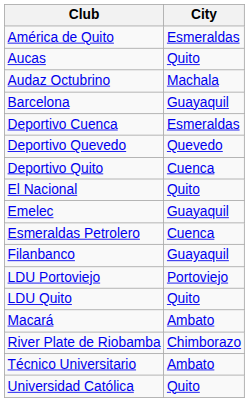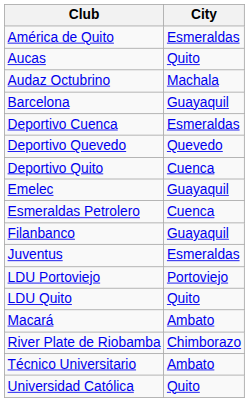- row: (42, 189)
+ row: (35, 255)
